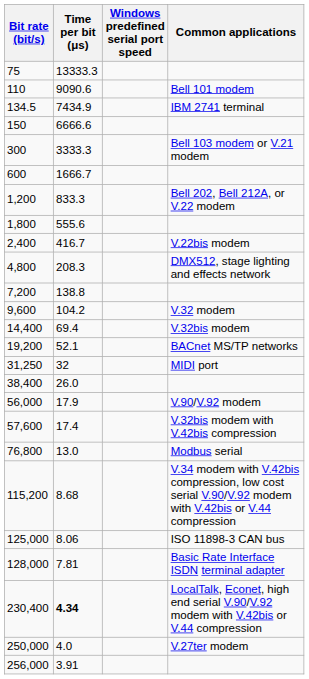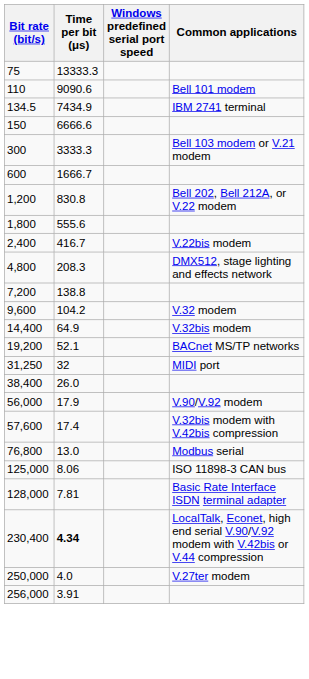(70, 199) 833.3 -> (71, 199) 830.8
(67, 328) 69.4 -> (68, 328) 64.9
- row: (27, 495)
